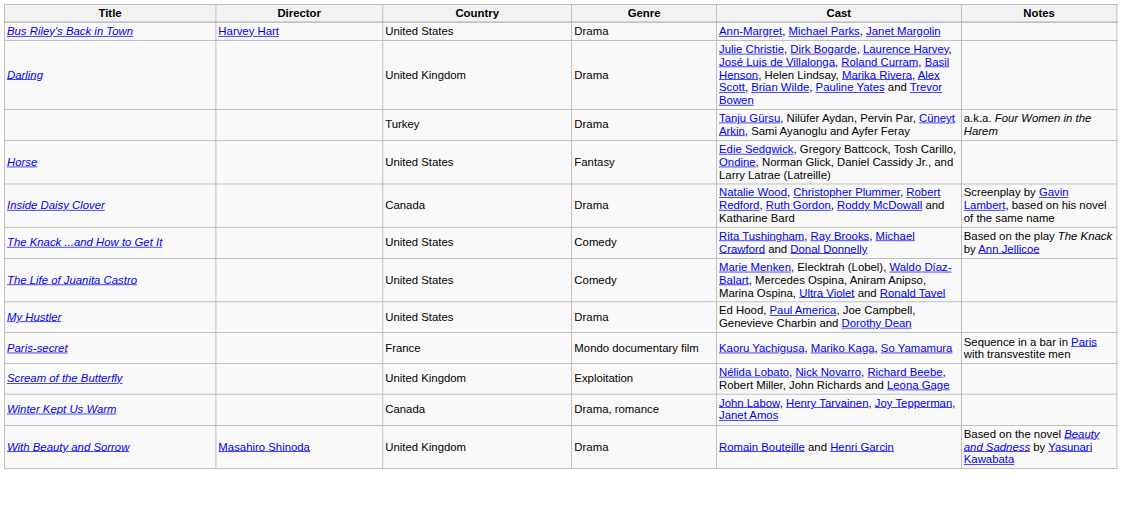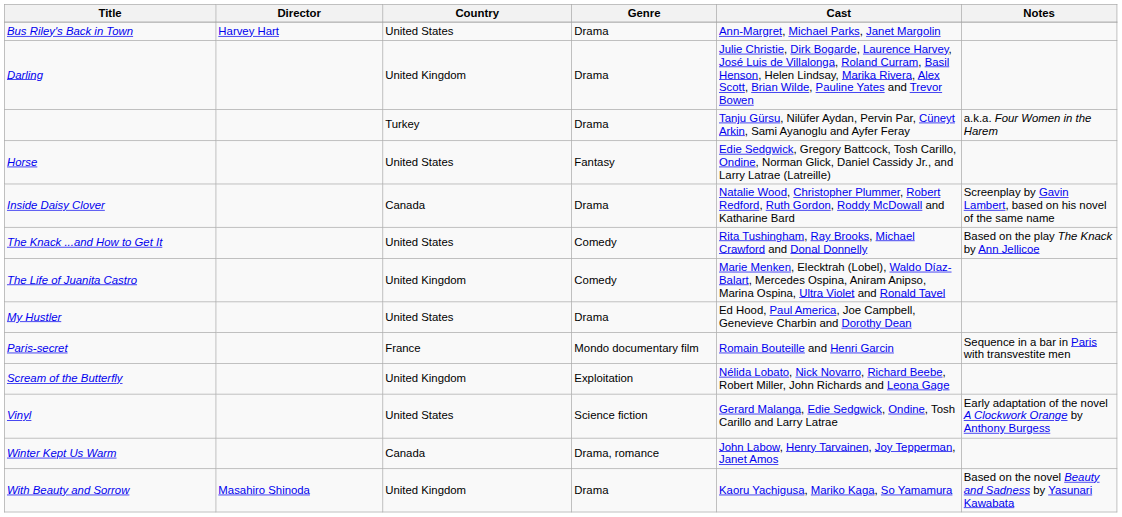(419, 280) United States -> (426, 280) United Kingdom
(836, 348) Kaoru Yachigusa, Mariko Kaga, So Yamamura -> (806, 348) Romain Bouteille and Henri Garcin
+ row: (19, 416)
(806, 446) Romain Bouteille and Henri Garcin -> (836, 490) Kaoru Yachigusa, Mariko Kaga, So Yamamura
